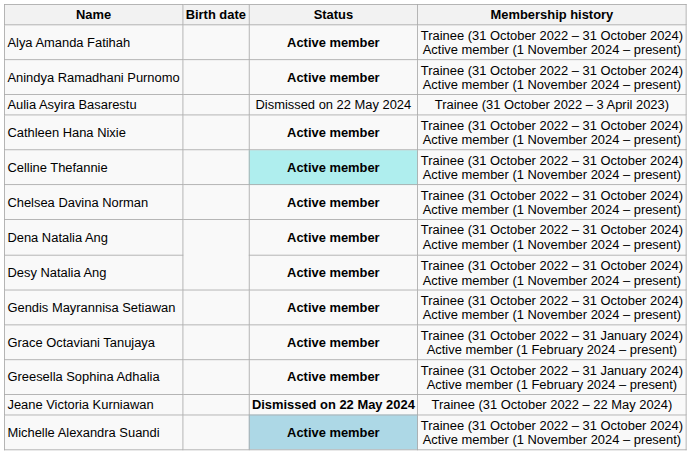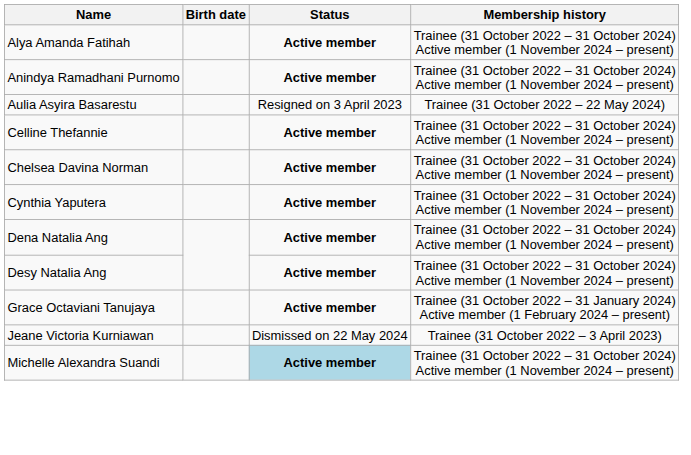(333, 105) Dismissed on 22 May 2024 -> (330, 105) Resigned on 3 April 2023
(552, 105) Trainee (31 October 2022 – 3 April 2023) -> (545, 105) Trainee (31 October 2022 – 22 May 2024)
- row: (67, 133)
(333, 168) paleturquoise background -> (330, 133) no background
+ row: (57, 203)
- row: (91, 307)
- row: (84, 377)
(333, 405) bold -> (330, 335) normal
(552, 405) Trainee (31 October 2022 – 22 May 2024) -> (545, 335) Trainee (31 October 2022 – 3 April 2023)
